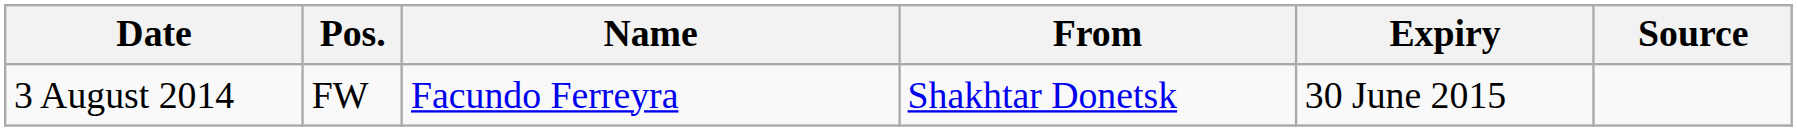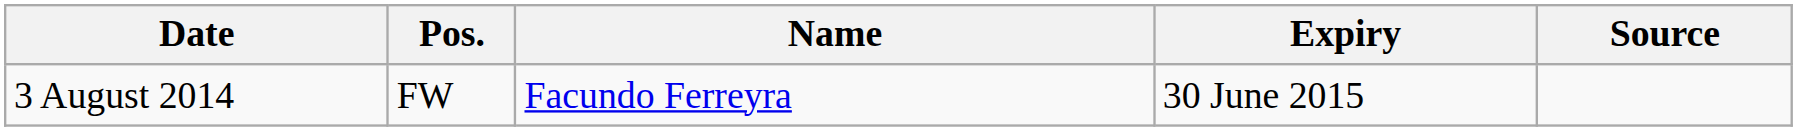- column: (1097, 34)
